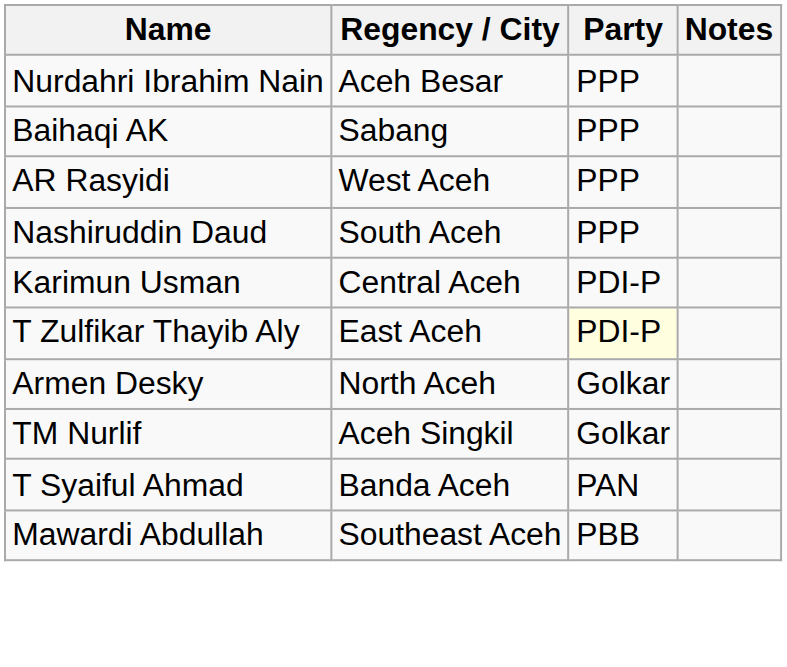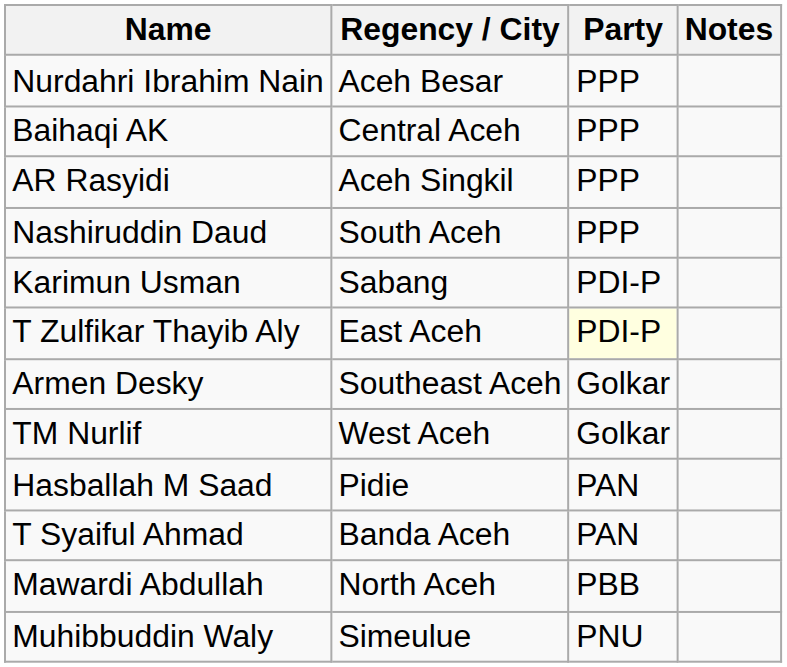(393, 130) Sabang -> (430, 130) Central Aceh
(414, 181) West Aceh -> (426, 181) Aceh Singkil
(430, 282) Central Aceh -> (393, 282) Sabang
(417, 383) North Aceh -> (450, 383) Southeast Aceh
(426, 433) Aceh Singkil -> (414, 433) West Aceh
+ row: (142, 484)
(450, 534) Southeast Aceh -> (417, 585) North Aceh
+ row: (143, 635)
